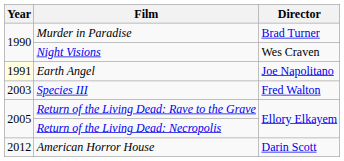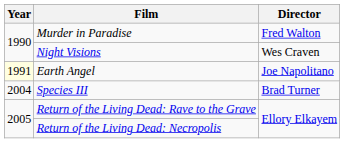(291, 33) Brad Turner -> (291, 33) Fred Walton
(19, 90) 2003 -> (19, 90) 2004
(291, 90) Fred Walton -> (291, 90) Brad Turner
- row: (95, 147)
